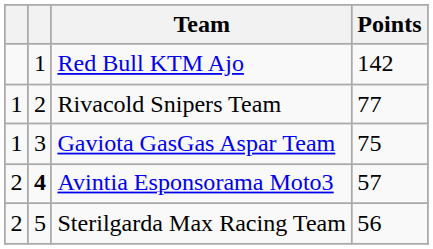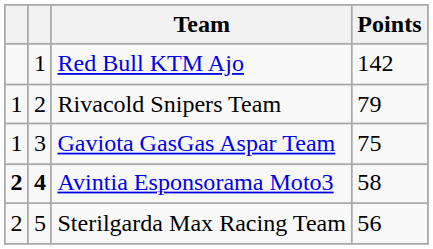(369, 103) 77 -> (369, 103) 79
(17, 182) normal -> (17, 182) bold
(369, 182) 57 -> (369, 182) 58
